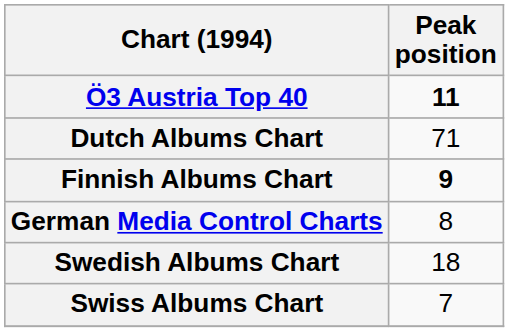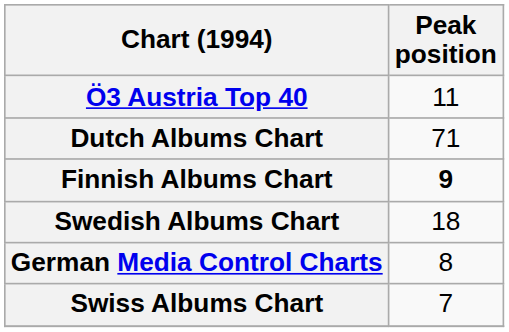(446, 96) bold -> (446, 96) normal
rows swapped: (197, 221) <-> (197, 262)
